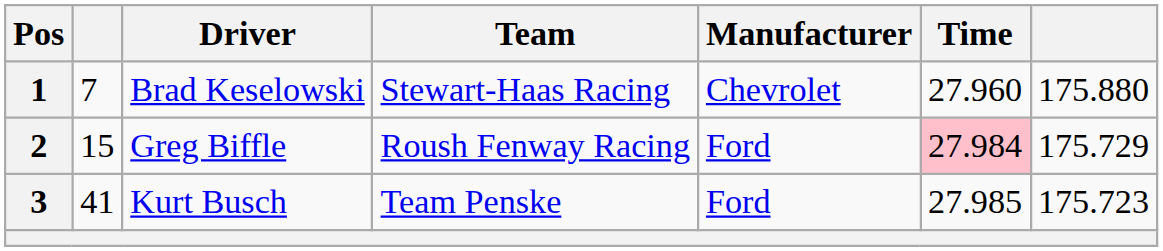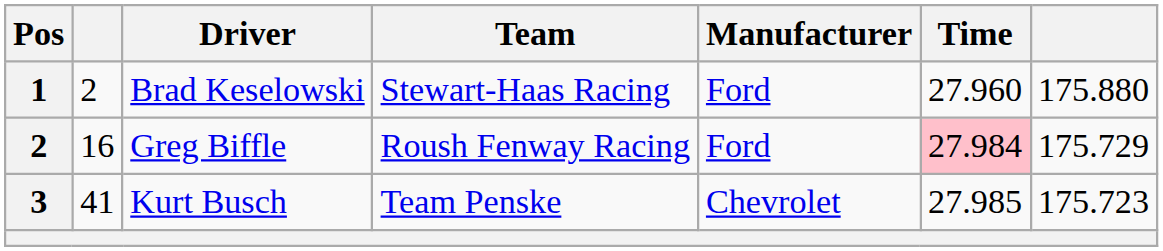(89, 89) 7 -> (89, 89) 2
(773, 89) Chevrolet -> (738, 89) Ford
(97, 145) 15 -> (97, 145) 16
(738, 202) Ford -> (773, 202) Chevrolet
